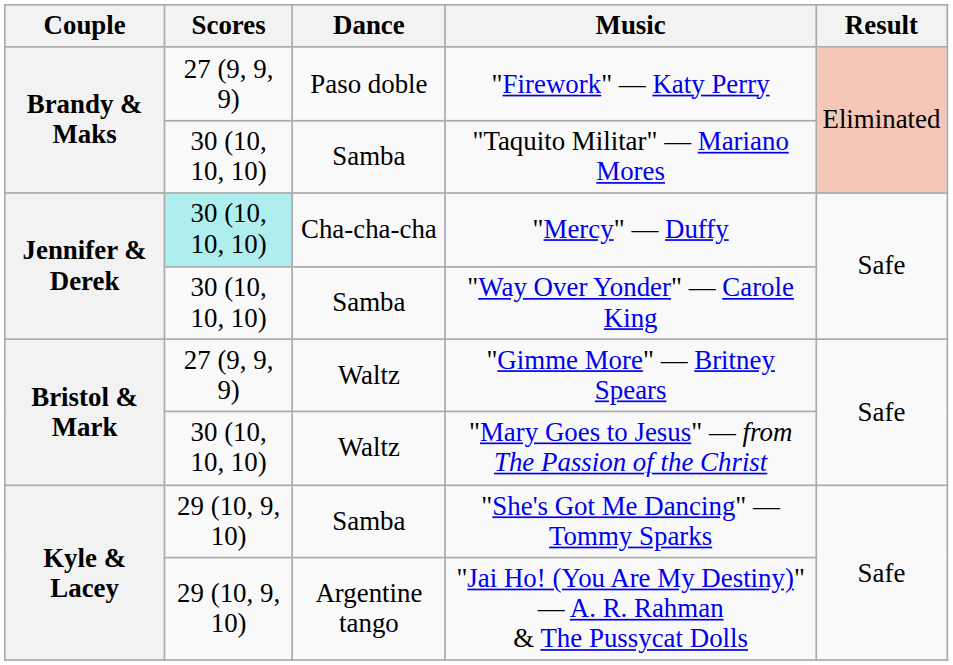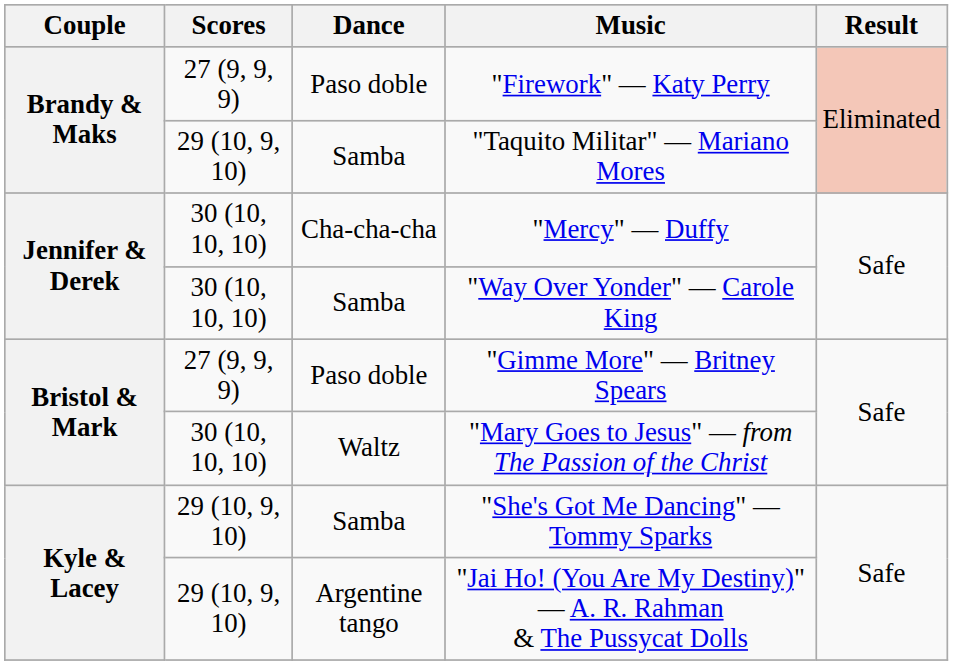(229, 156) 30 (10, 10, 10) -> (229, 156) 29 (10, 9, 10)
(229, 229) paleturquoise background -> (229, 229) no background
(369, 375) Waltz -> (369, 375) Paso doble
